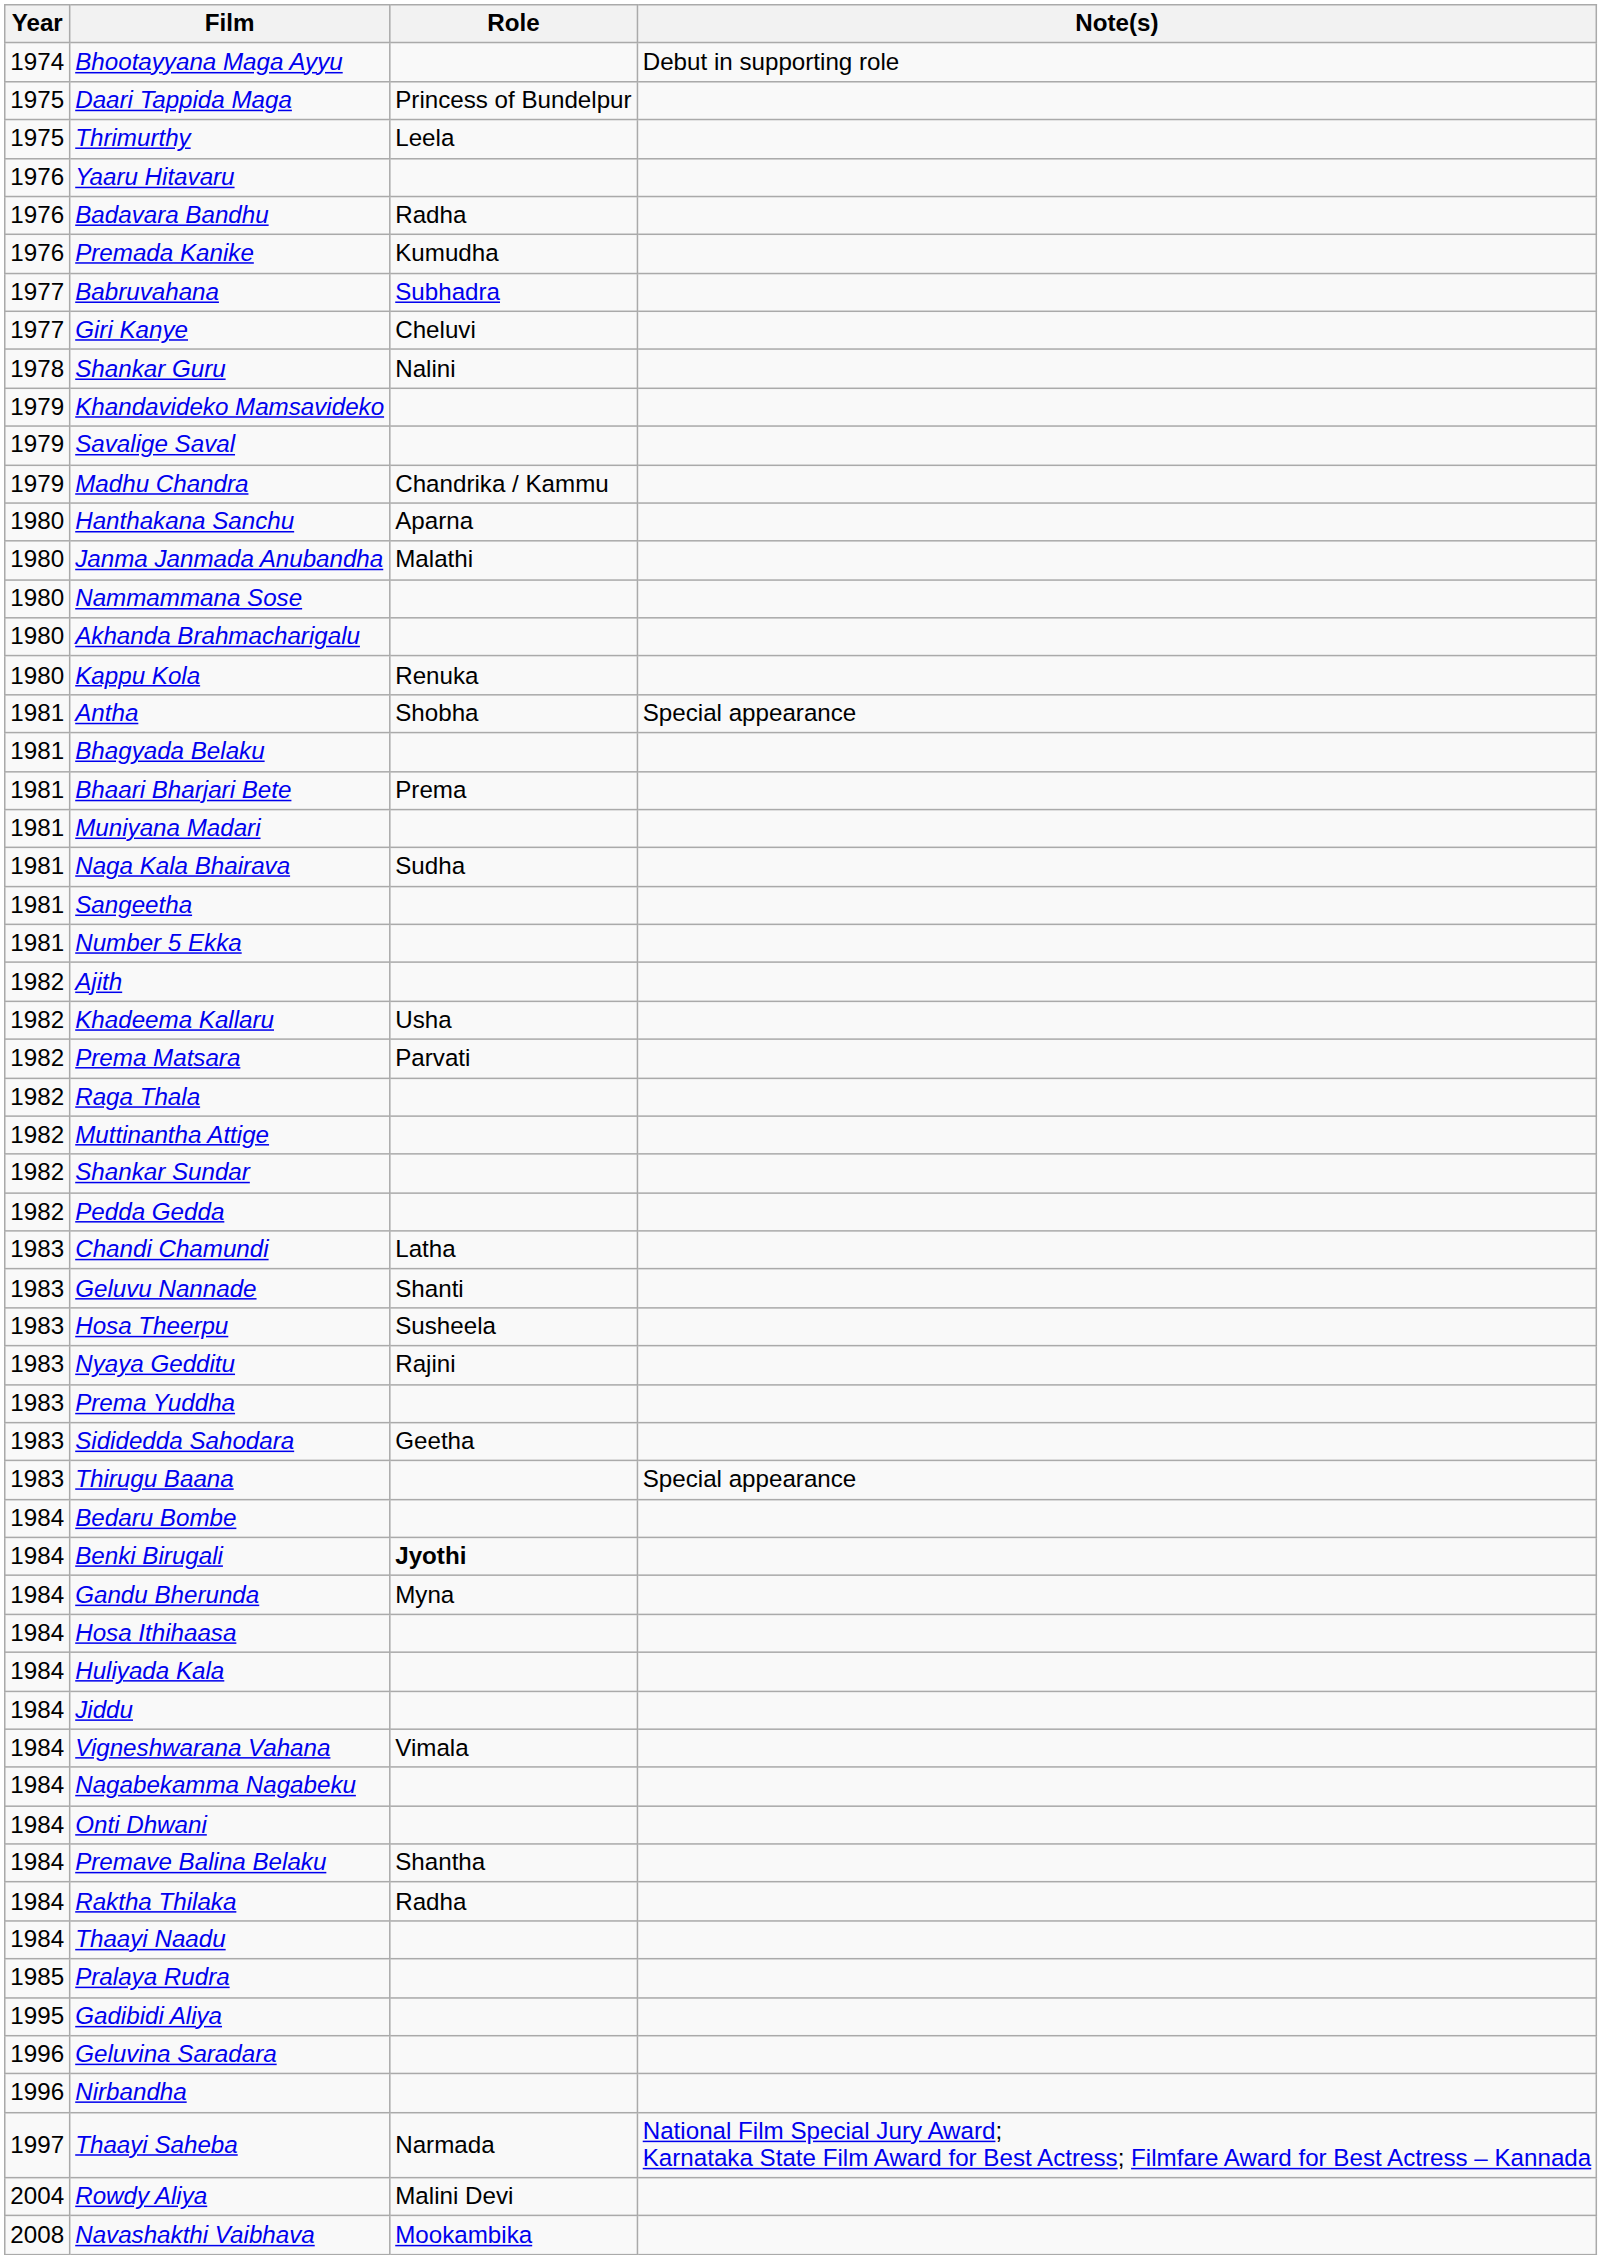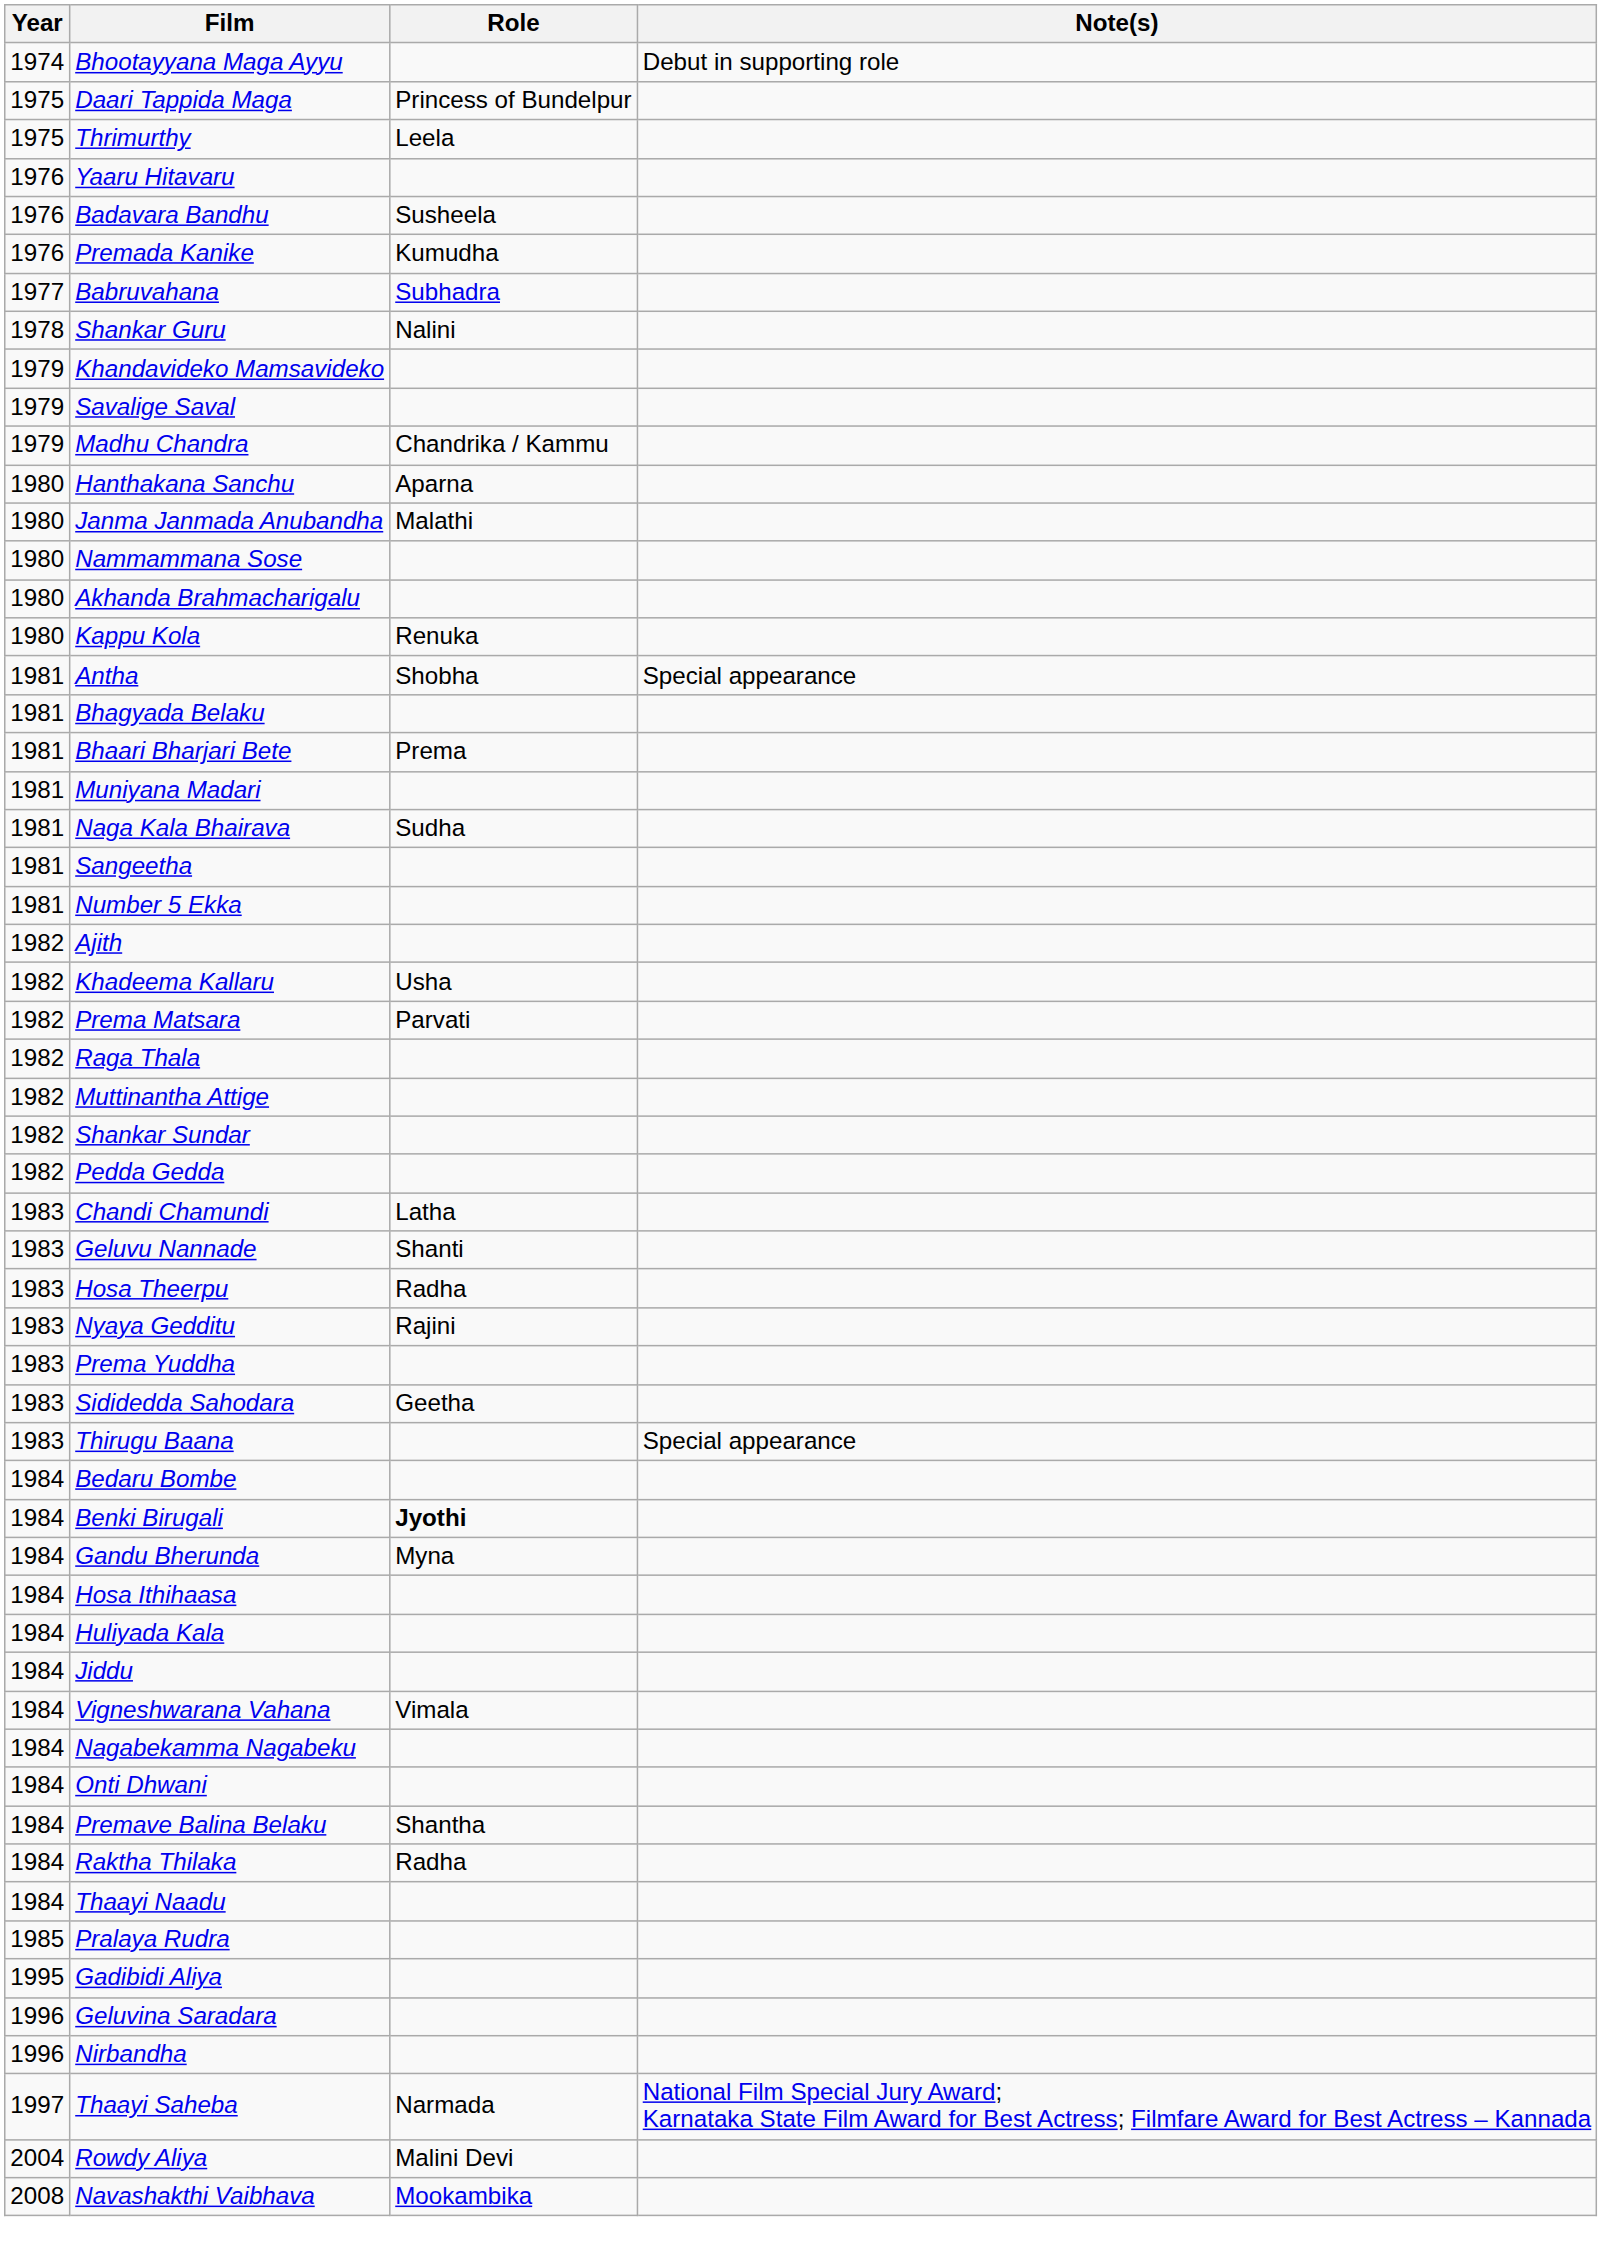(431, 215) Radha -> (446, 215) Susheela
- row: (132, 330)
(446, 1326) Susheela -> (431, 1288) Radha
